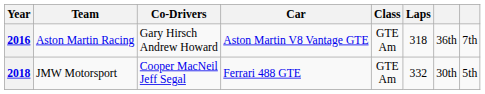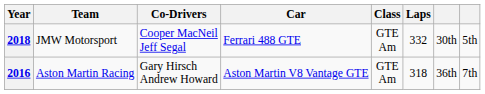rows swapped: (19, 40) <-> (19, 73)
